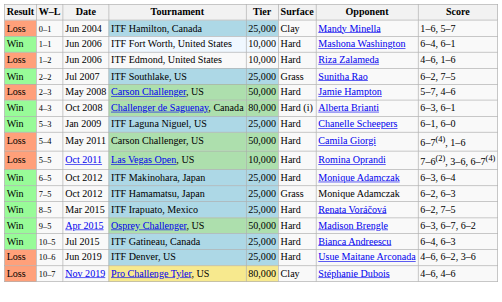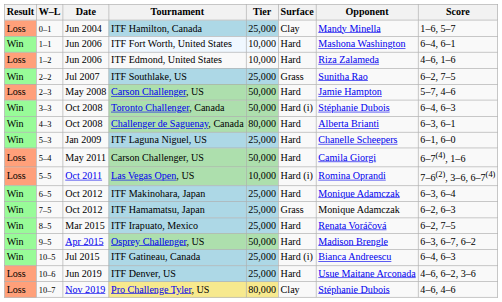+ row: (45, 109)
(297, 108) Hard (i) -> (291, 124) Hard
(291, 160) Hard -> (297, 176) Hard (i)
(291, 241) Hard -> (297, 257) Hard (i)
